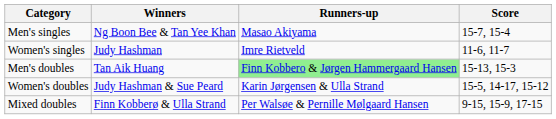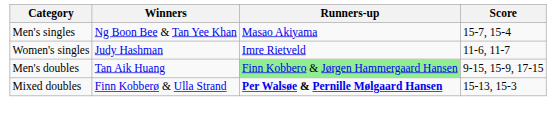(489, 68) 15-13, 15-3 -> (503, 68) 9-15, 15-9, 17-15
- row: (48, 86)
(335, 104) normal -> (342, 86) bold
(502, 104) 9-15, 15-9, 17-15 -> (490, 86) 15-13, 15-3
